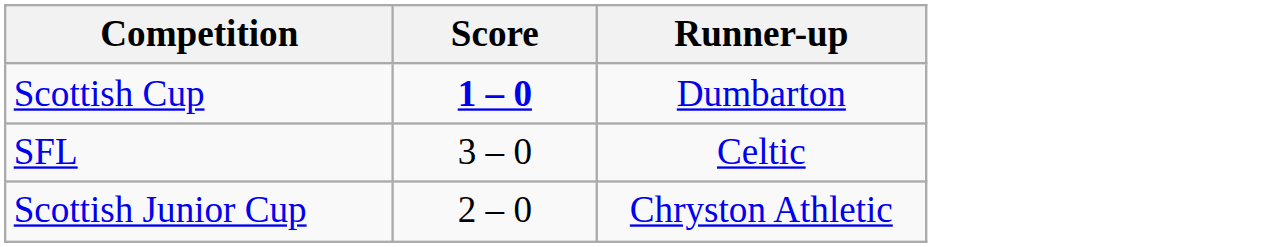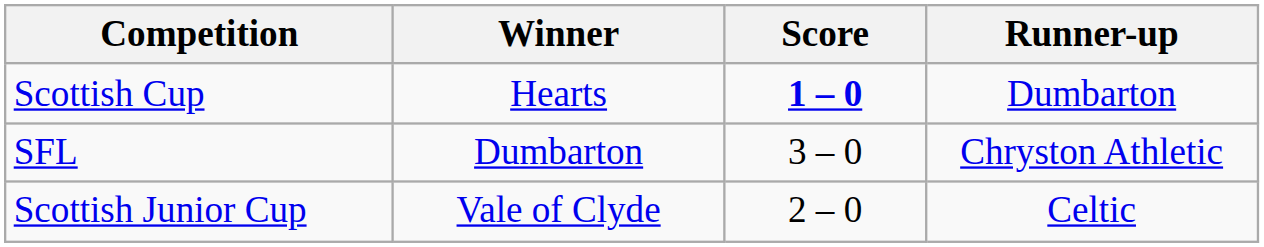+ column: (559, 33)
(761, 151) Celtic -> (1092, 151) Chryston Athletic
(761, 210) Chryston Athletic -> (1092, 210) Celtic
